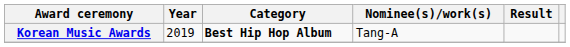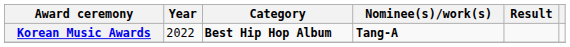(180, 33) 2019 -> (180, 33) 2022
(377, 33) normal -> (377, 33) bold
